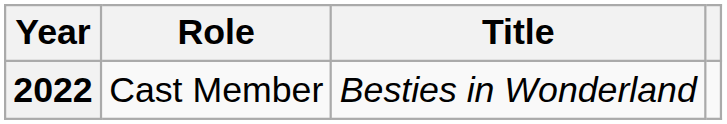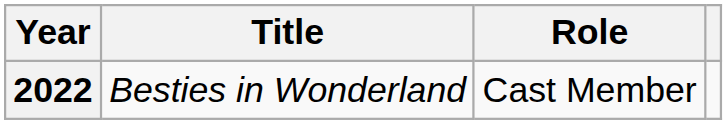columns swapped: (518, 32) <-> (216, 32)
